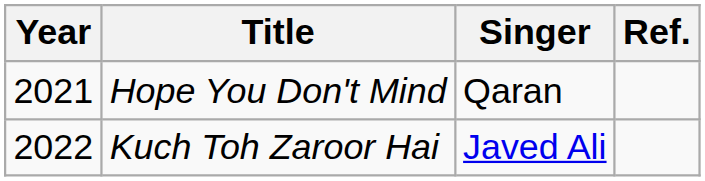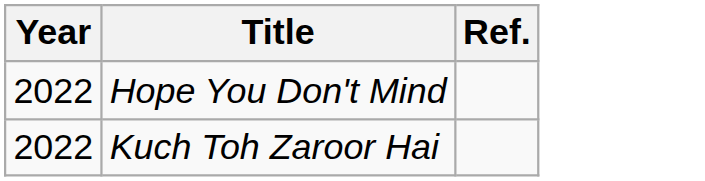- column: (535, 32)
(53, 89) 2021 -> (53, 89) 2022
